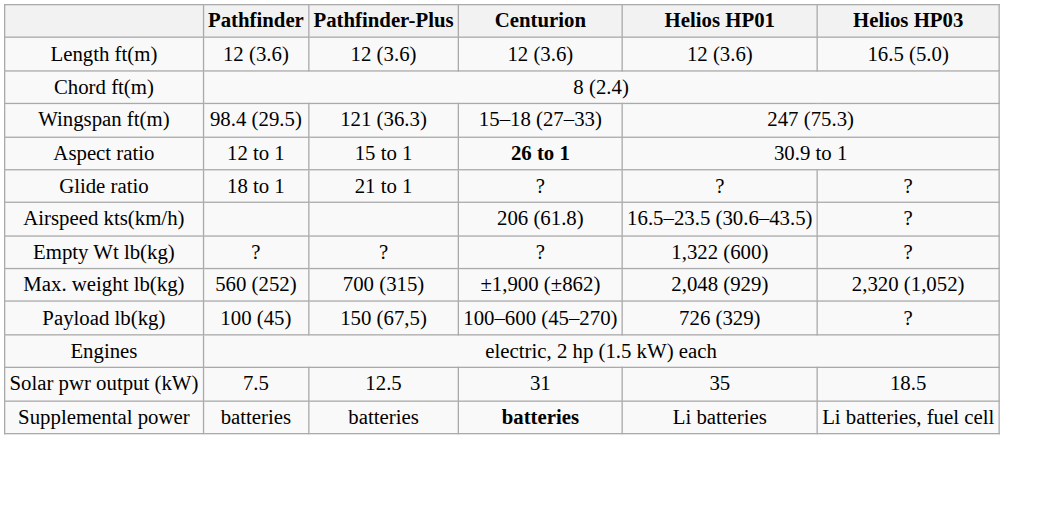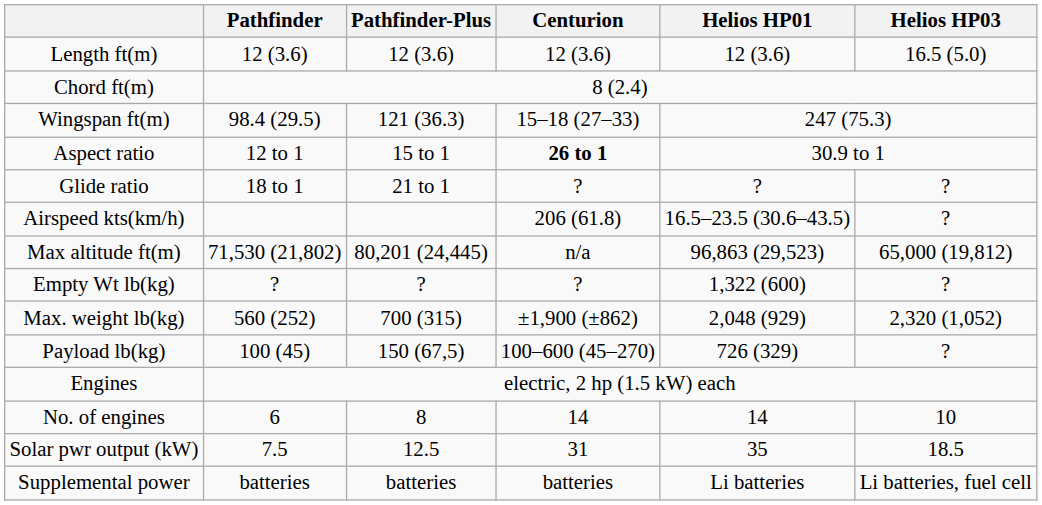+ row: (104, 251)
+ row: (104, 416)
(540, 416) bold -> (578, 482) normal
